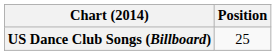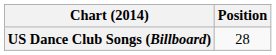(242, 38) 25 -> (242, 38) 28
